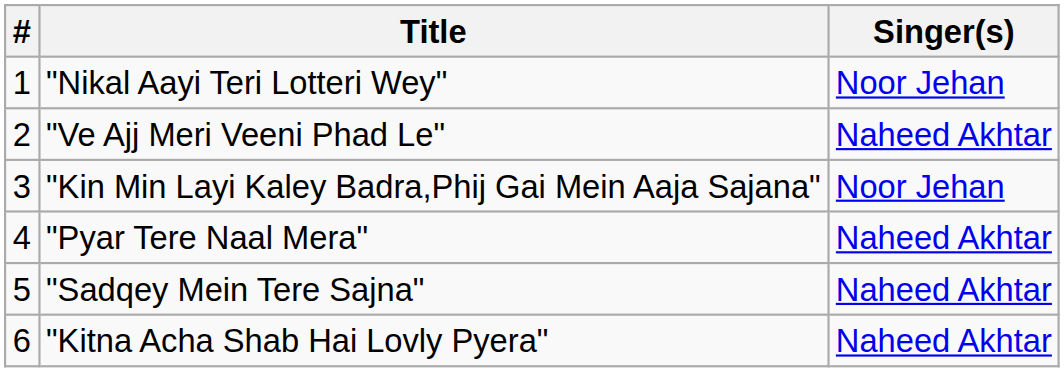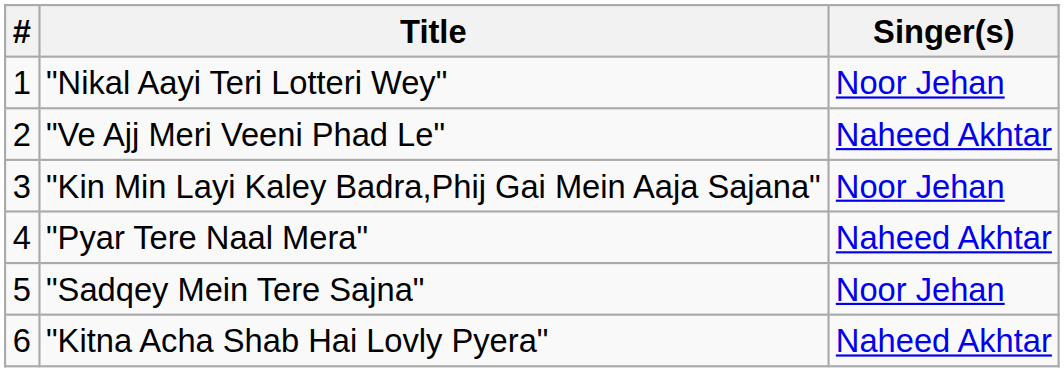(944, 290) Naheed Akhtar -> (920, 290) Noor Jehan
